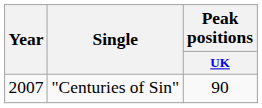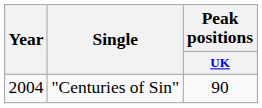(26, 88) 2007 -> (26, 88) 2004
